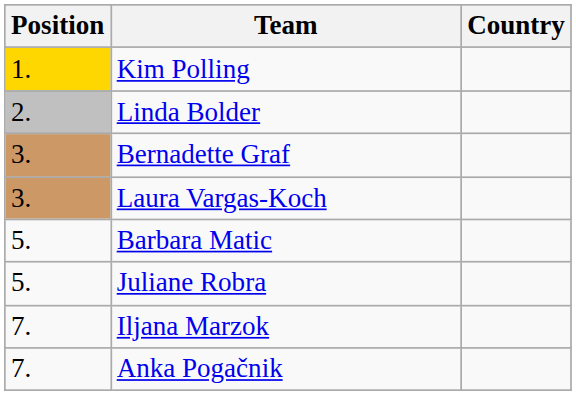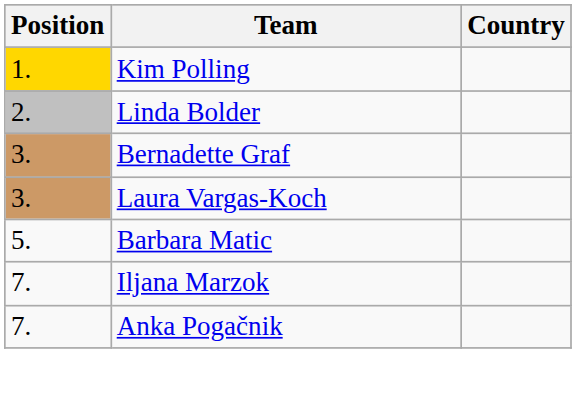- row: (191, 283)
